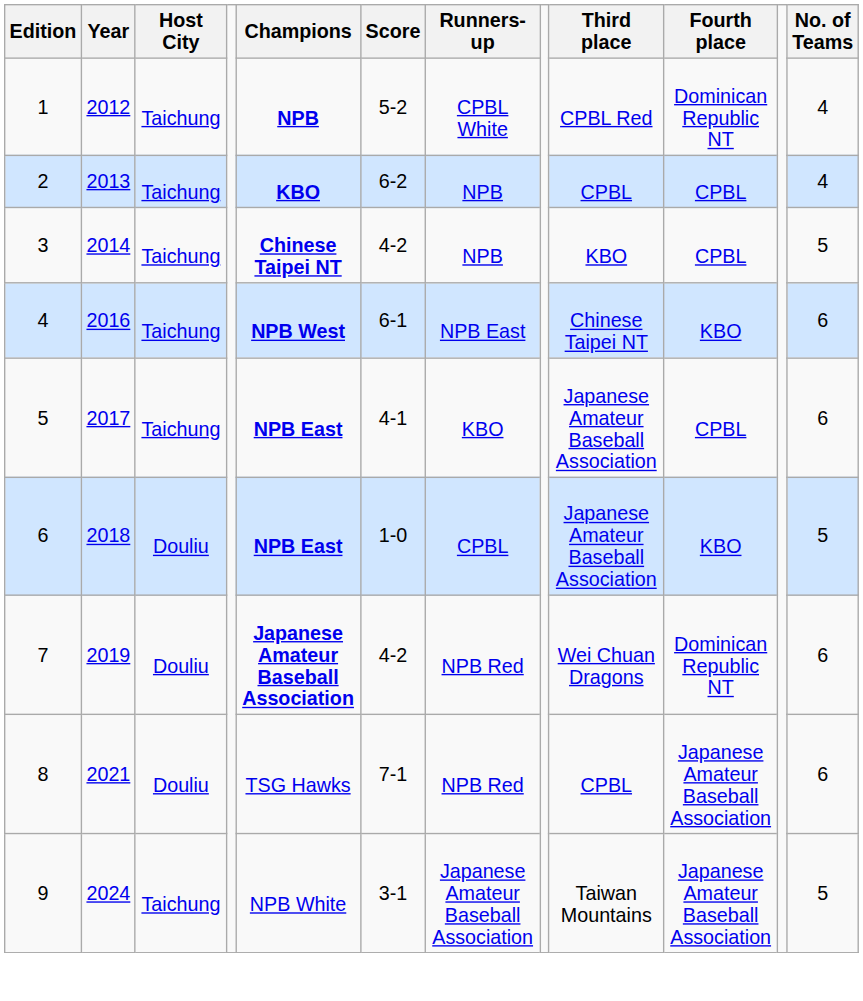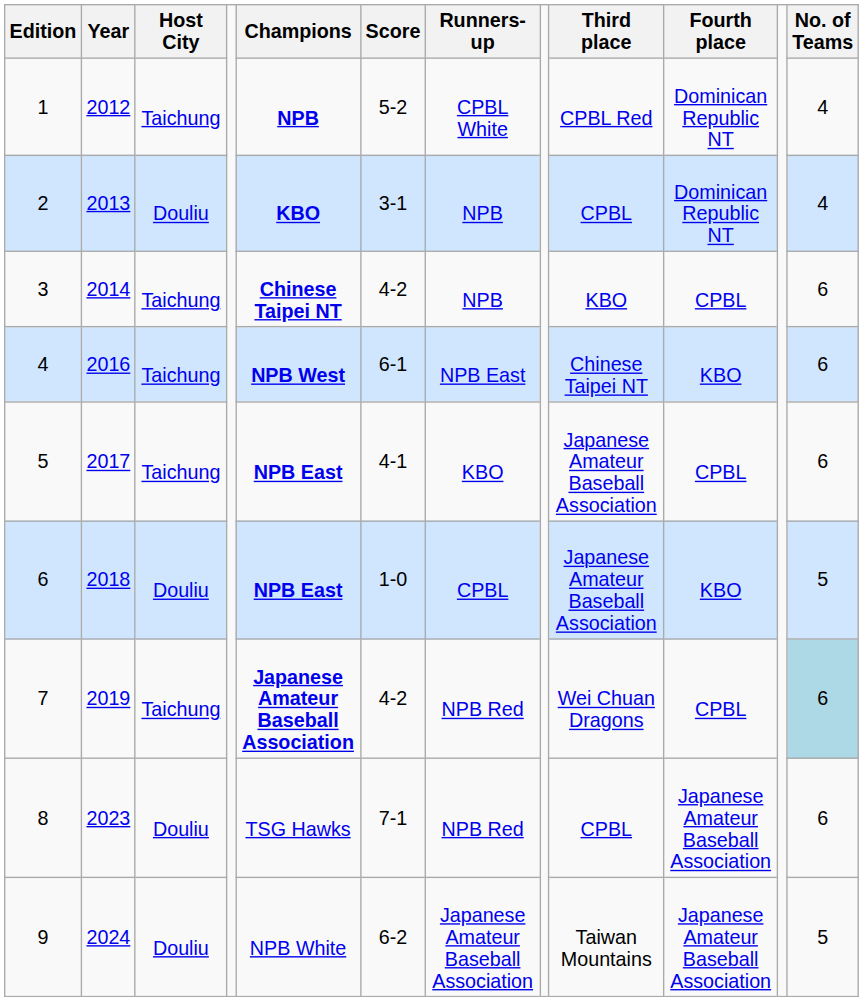(181, 193) Taichung -> (181, 215) Douliu
(393, 182) 6-2 -> (393, 204) 3-1
(721, 193) CPBL -> (721, 215) Dominican Republic NT
(823, 246) 5 -> (823, 290) 6
(181, 666) Douliu -> (181, 710) Taichung
(721, 666) Dominican Republic NT -> (721, 710) CPBL
(823, 655) no background -> (823, 699) lightblue background
(108, 774) 2021 -> (108, 818) 2023
(181, 904) Taichung -> (181, 948) Douliu
(393, 893) 3-1 -> (393, 937) 6-2
